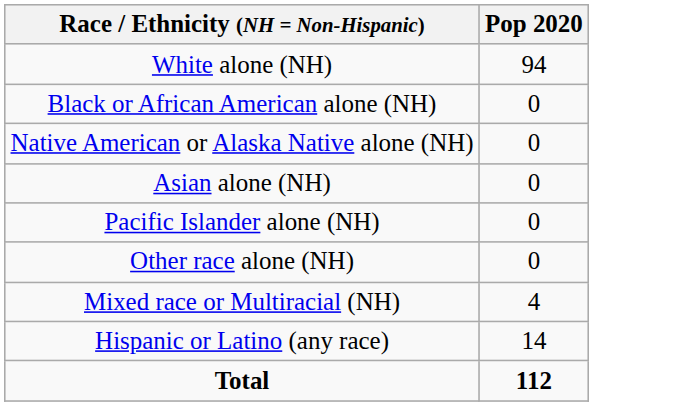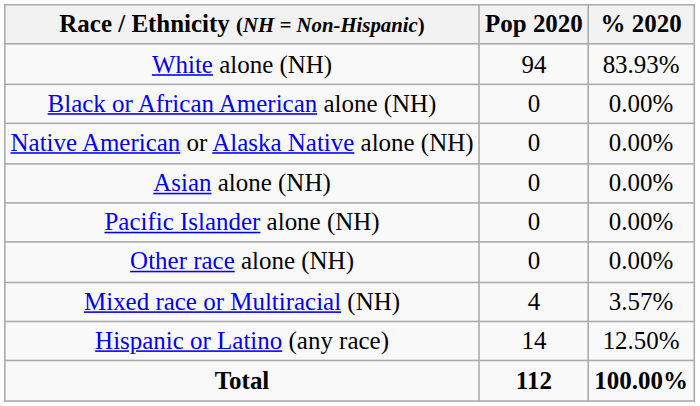+ column: (641, 24)
